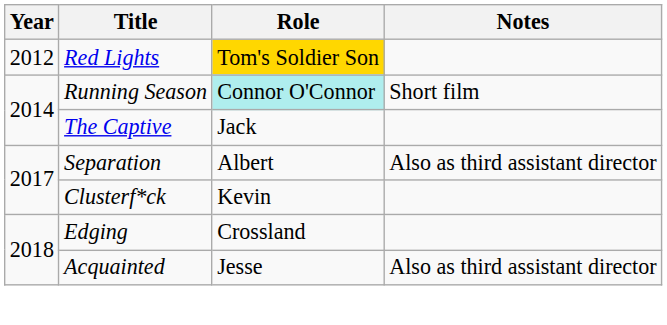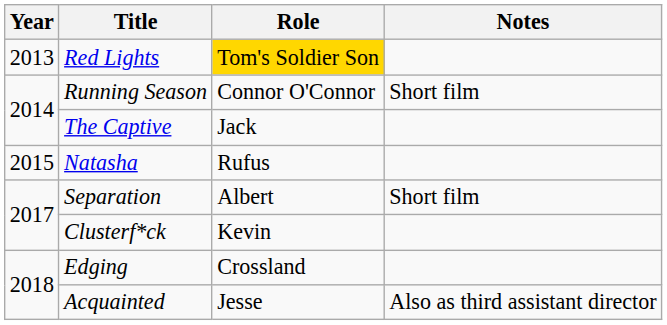(32, 57) 2012 -> (32, 57) 2013
(296, 92) paleturquoise background -> (296, 92) no background
+ row: (101, 162)
(523, 162) Also as third assistant director -> (434, 197) Short film
